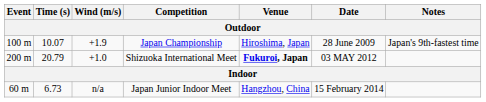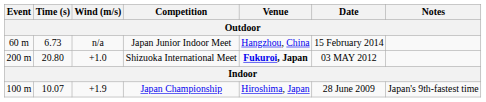rows swapped: (181, 43) <-> (181, 89)
(53, 58) 20.79 -> (53, 58) 20.80
